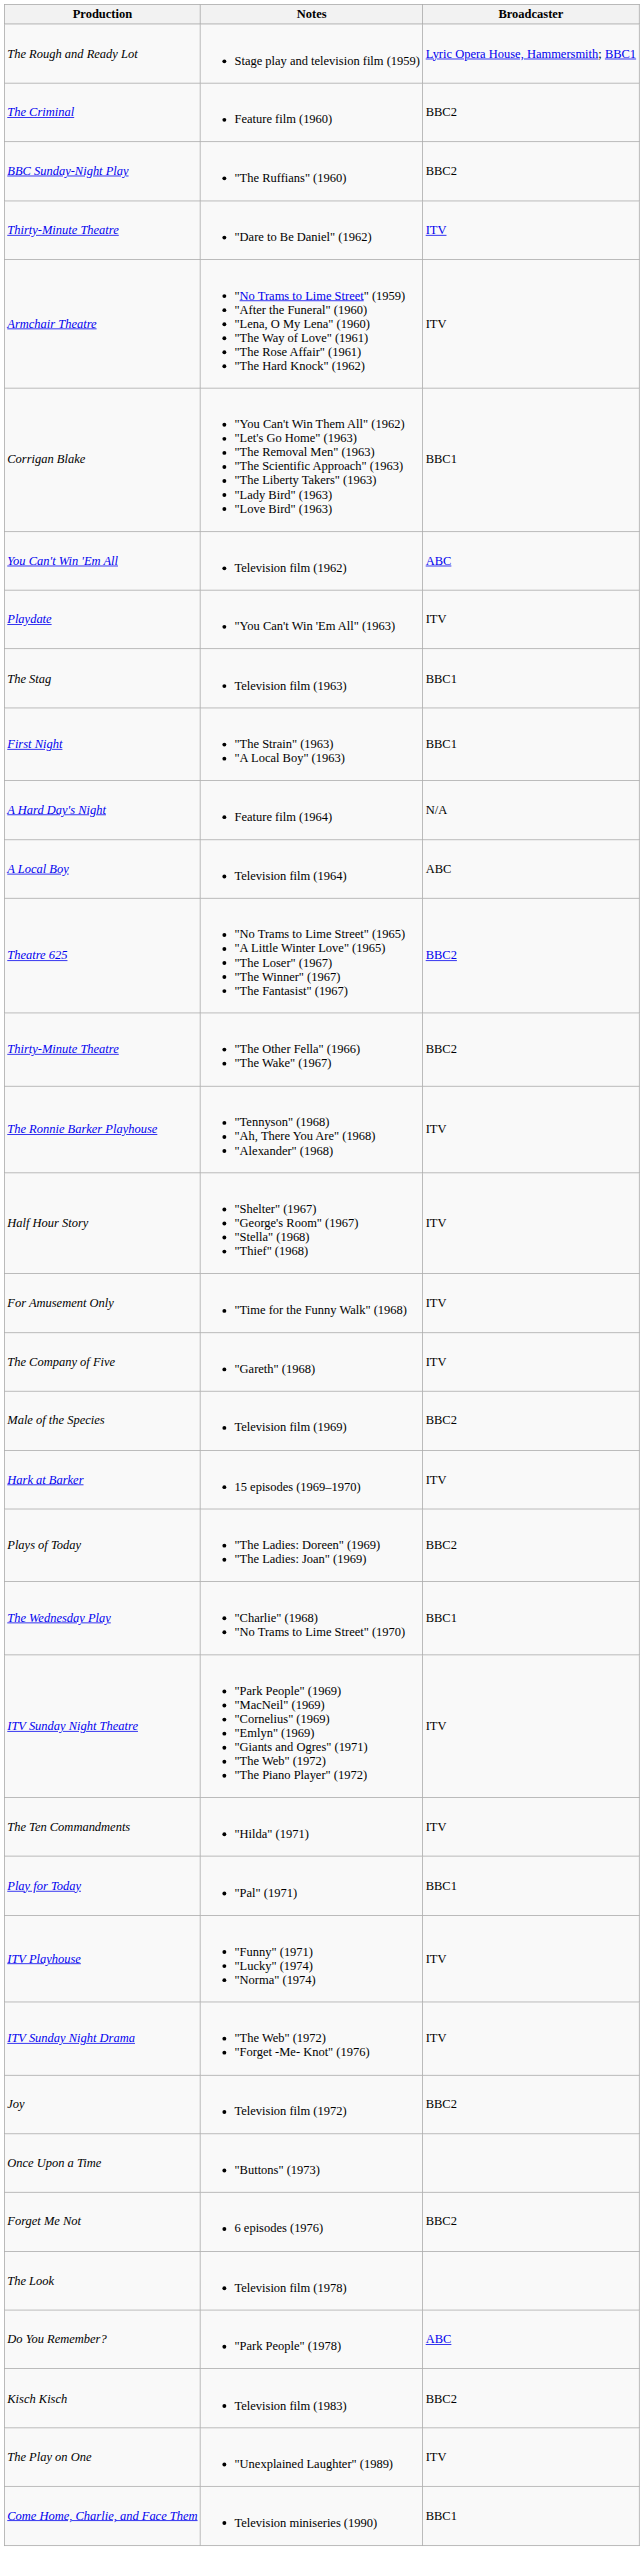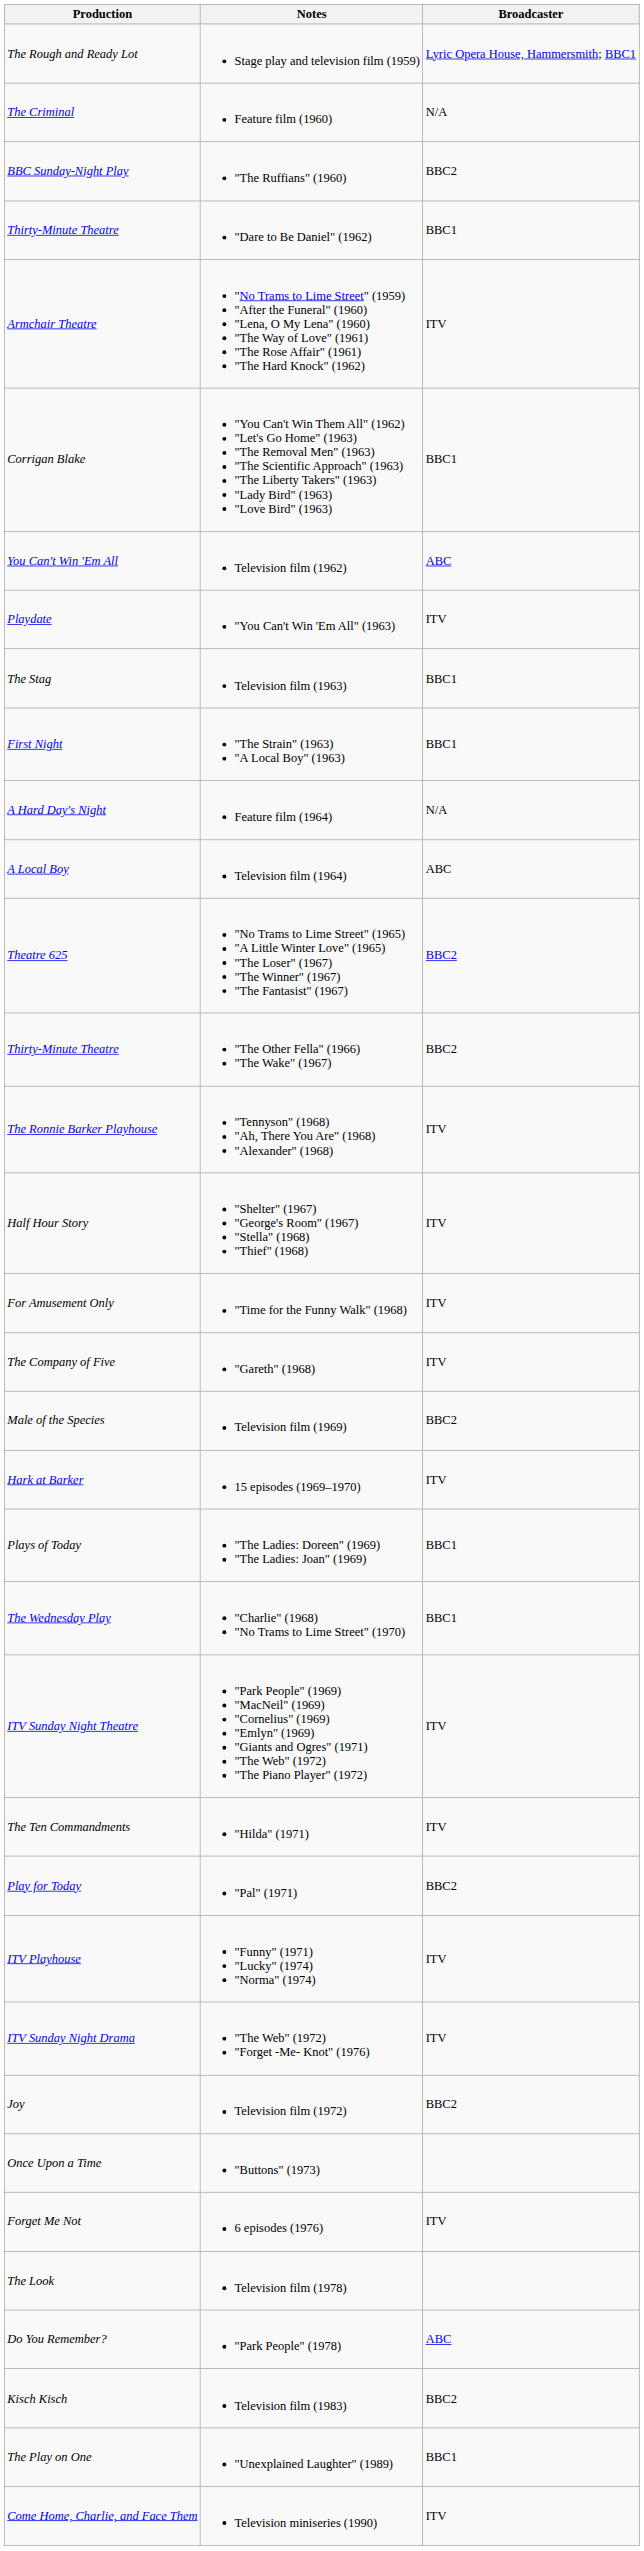(441, 112) BBC2 -> (436, 112) N/A
(436, 230) ITV -> (441, 230) BBC1
(441, 1545) BBC2 -> (441, 1545) BBC1
(441, 1885) BBC1 -> (441, 1885) BBC2
(441, 2221) BBC2 -> (436, 2221) ITV
(436, 2457) ITV -> (441, 2457) BBC1
(441, 2515) BBC1 -> (436, 2515) ITV
